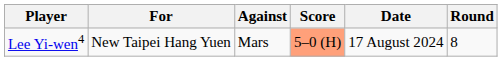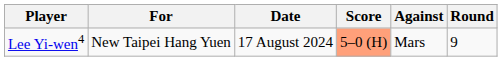columns swapped: (262, 16) <-> (396, 16)
(454, 42) 8 -> (454, 42) 9
